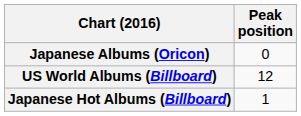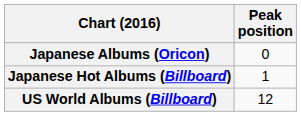rows swapped: (119, 99) <-> (119, 76)
